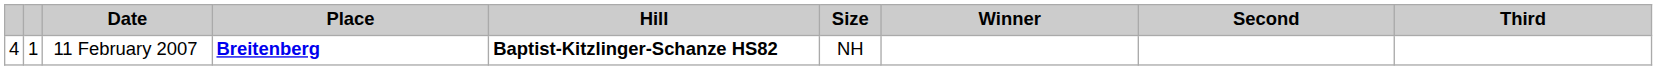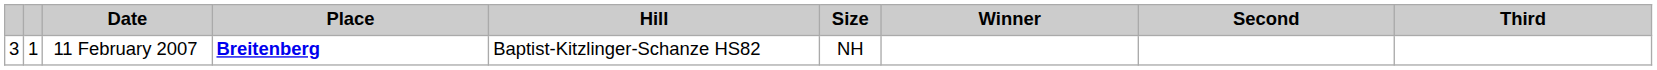(14, 49) 4 -> (14, 49) 3
(635, 49) bold -> (627, 49) normal
